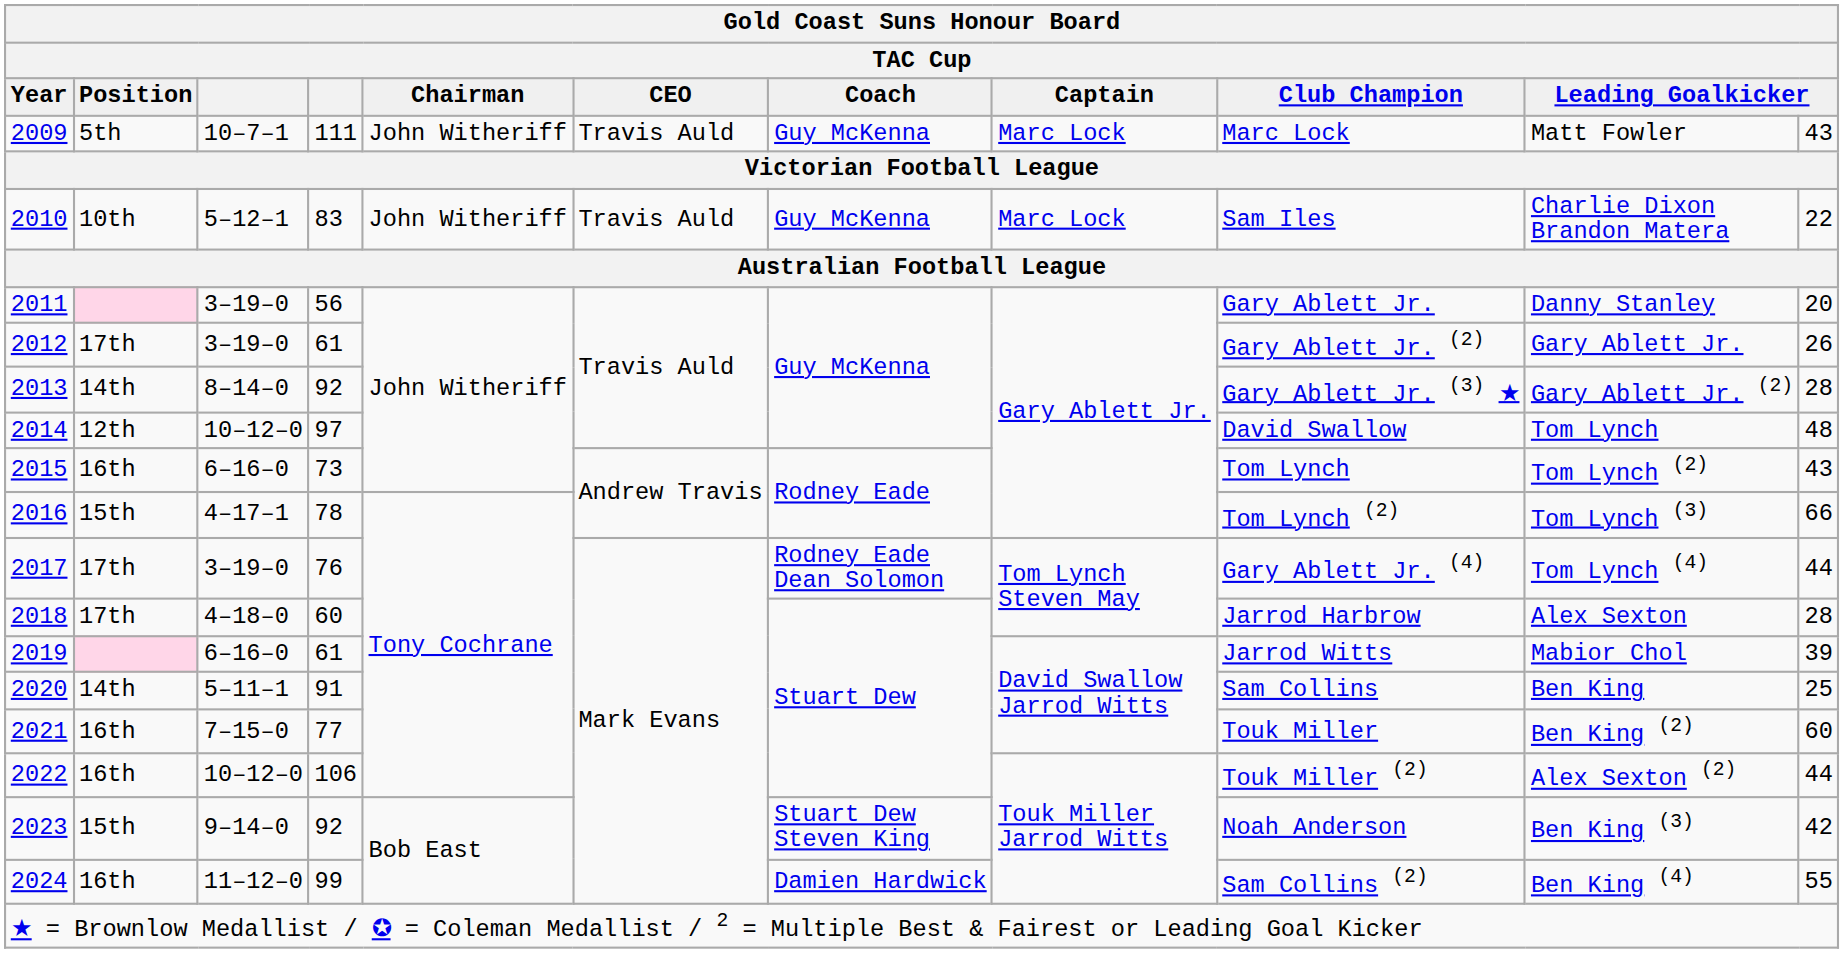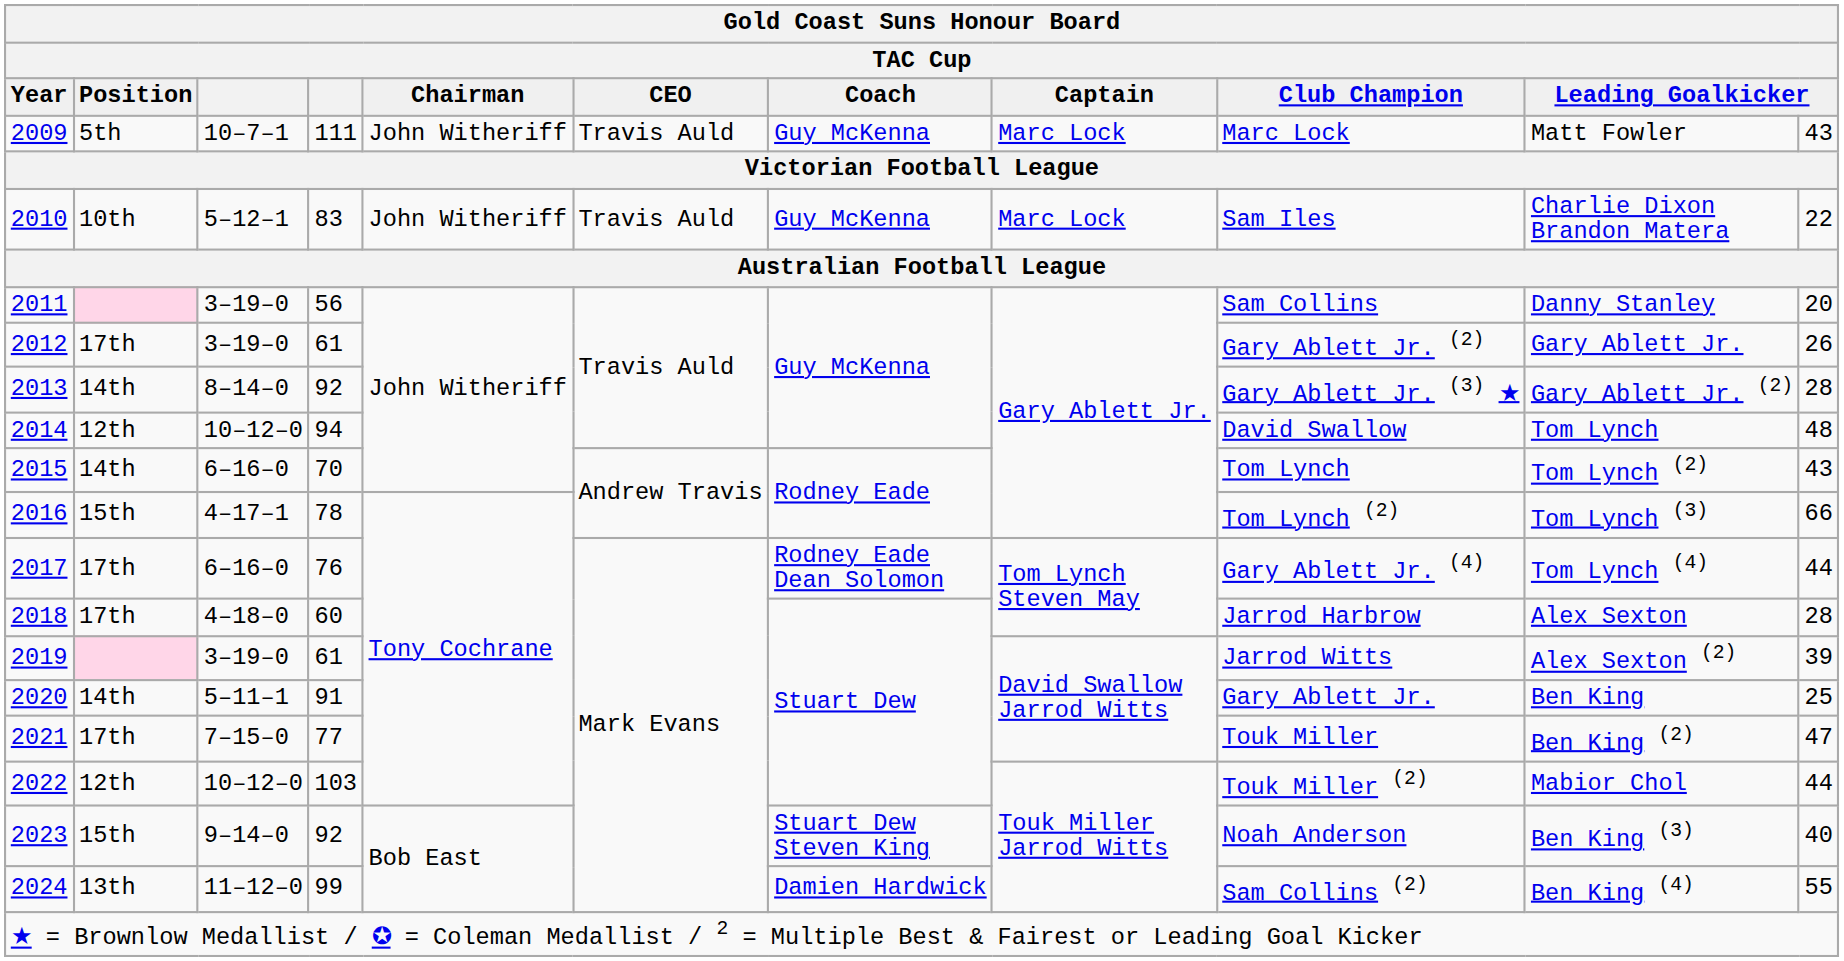(1329, 304) Gary Ablett Jr. -> (1300, 304) Sam Collins
(329, 430) 97 -> (329, 430) 94
(107, 470) 16th -> (107, 470) 14th
(329, 470) 73 -> (329, 470) 70
(246, 568) 3–19–0 -> (246, 568) 6–16–0
(246, 654) 6–16–0 -> (246, 658) 3–19–0
(1609, 654) Mabior Chol -> (1634, 658) Alex Sexton (2)
(1300, 690) Sam Collins -> (1329, 698) Gary Ablett Jr.
(107, 731) 16th -> (107, 739) 17th
(1819, 731) 60 -> (1819, 739) 47
(107, 775) 16th -> (107, 783) 12th
(336, 775) 106 -> (336, 783) 103
(1634, 775) Alex Sexton (2) -> (1609, 783) Mabior Chol
(1819, 828) 42 -> (1819, 836) 40
(107, 881) 16th -> (107, 889) 13th
